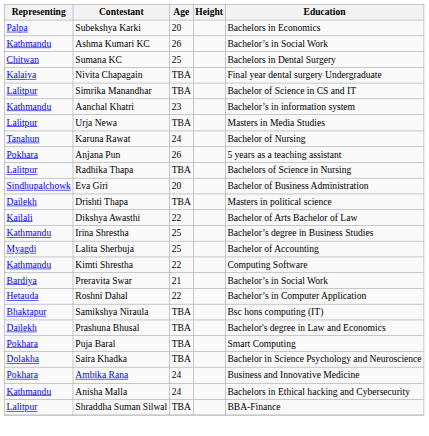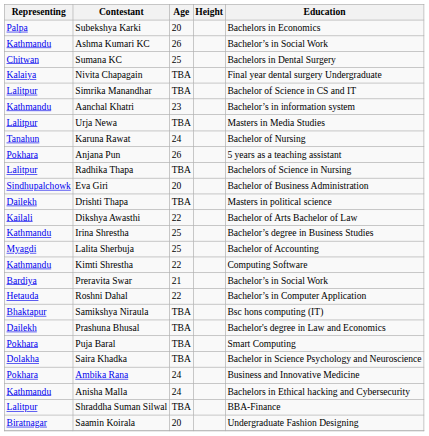+ row: (105, 423)
